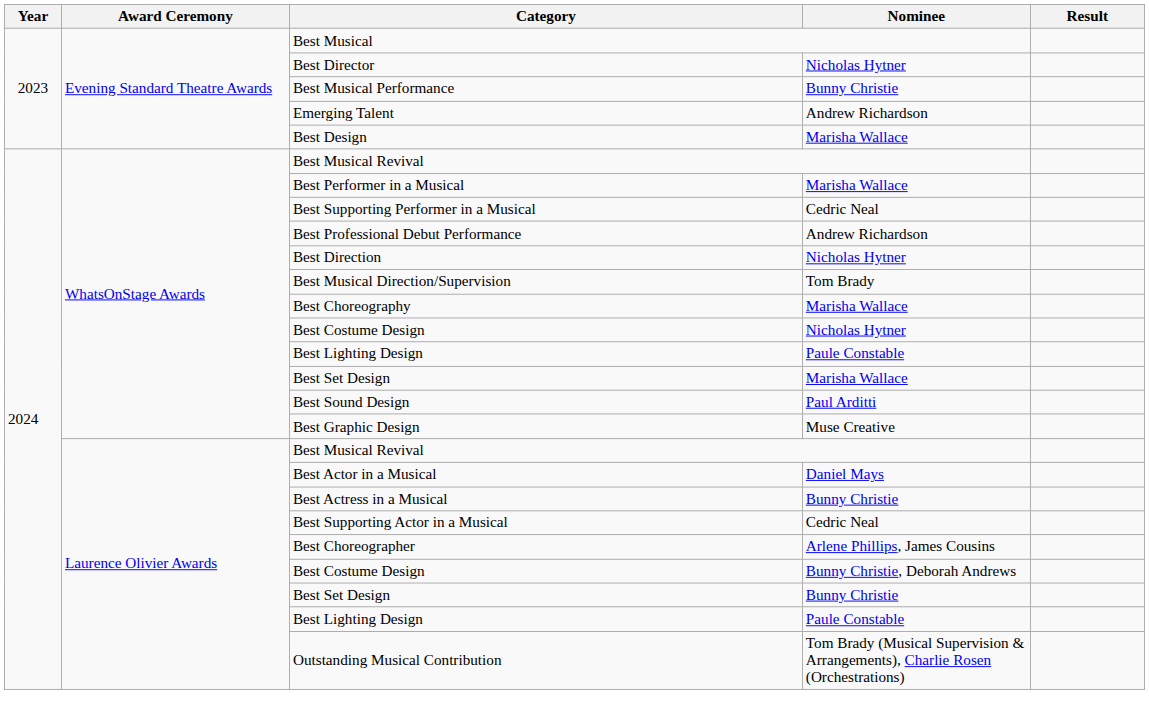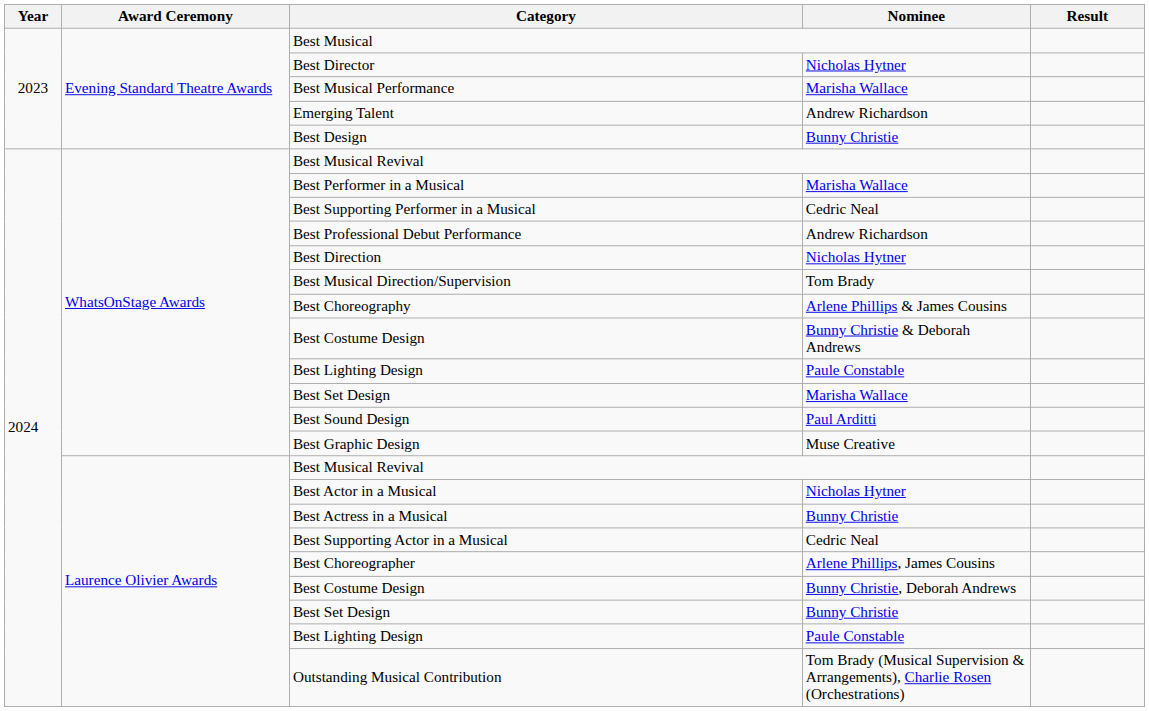(852, 88) Bunny Christie -> (857, 88) Marisha Wallace
(857, 137) Marisha Wallace -> (852, 137) Bunny Christie
(857, 305) Marisha Wallace -> (906, 305) Arlene Phillips & James Cousins
(856, 329) Nicholas Hytner -> (888, 338) Bunny Christie & Deborah Andrews
(845, 474) Daniel Mays -> (856, 491) Nicholas Hytner
